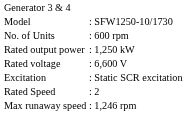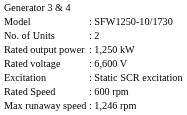(109, 36) : 600 rpm -> (94, 36) : 2
(94, 92) : 2 -> (109, 92) : 600 rpm
